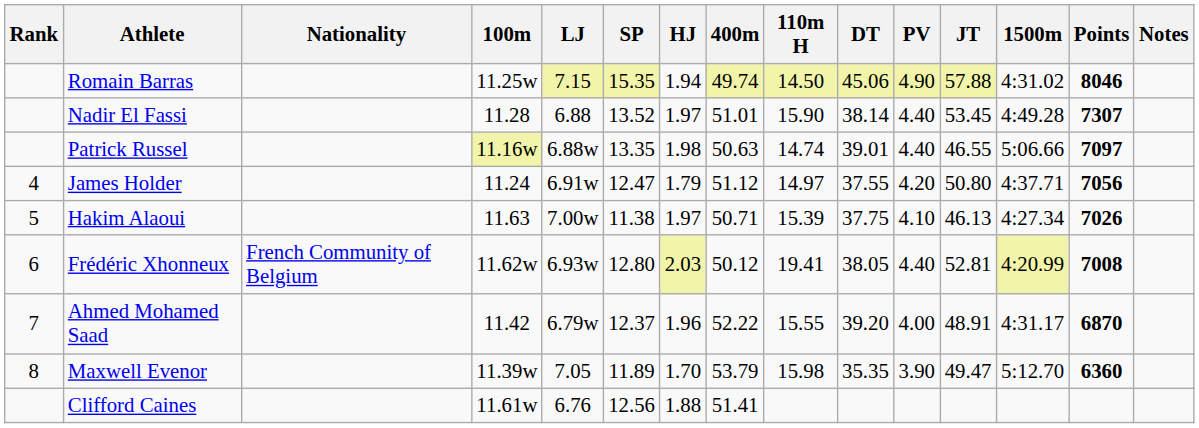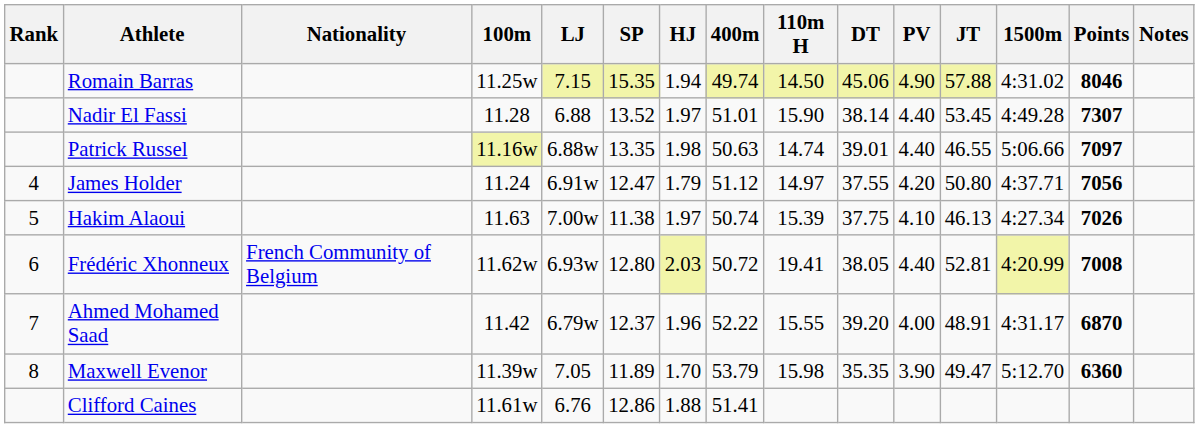(735, 218) 50.71 -> (735, 218) 50.74
(735, 264) 50.12 -> (735, 264) 50.72
(632, 404) 12.56 -> (632, 404) 12.86
